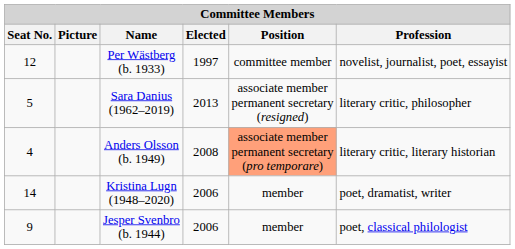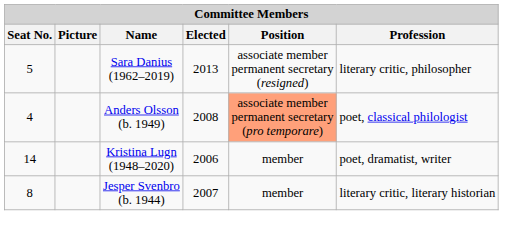- row: (141, 61)
(417, 151) literary critic, literary historian -> (404, 117) poet, classical philologist
(30, 227) 9 -> (30, 192) 8
(206, 227) 2006 -> (206, 192) 2007
(404, 227) poet, classical philologist -> (417, 192) literary critic, literary historian
